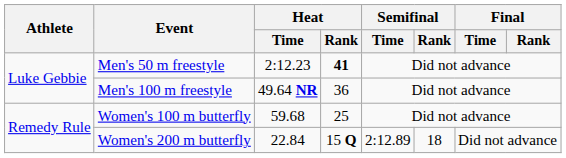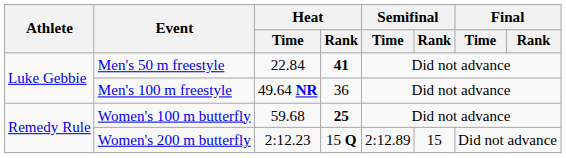(288, 65) 2:12.23 -> (288, 65) 22.84
(341, 115) normal -> (341, 115) bold
(288, 140) 22.84 -> (288, 140) 2:12.23
(434, 140) 18 -> (434, 140) 15
